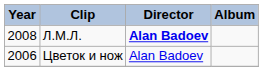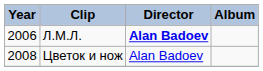(22, 36) 2008 -> (22, 36) 2006
(22, 57) 2006 -> (22, 57) 2008
